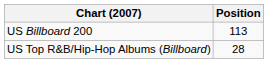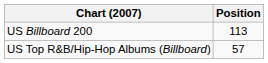(238, 49) 28 -> (238, 49) 57
